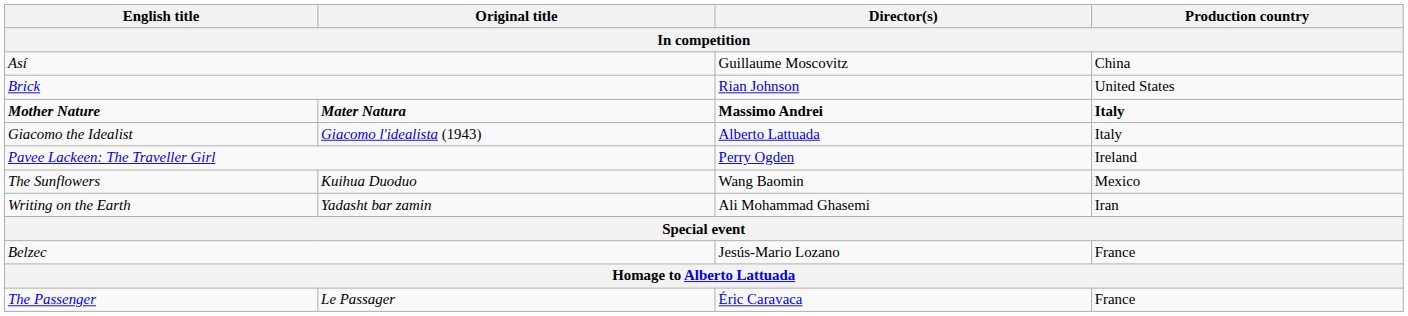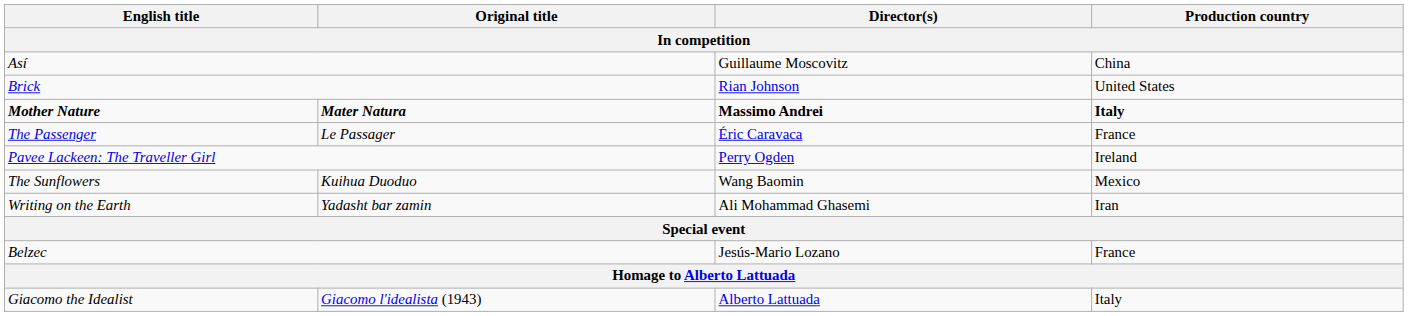rows swapped: (52, 299) <-> (70, 134)
